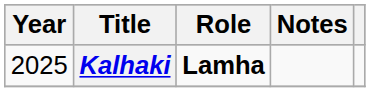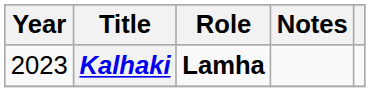(39, 65) 2025 -> (39, 65) 2023
